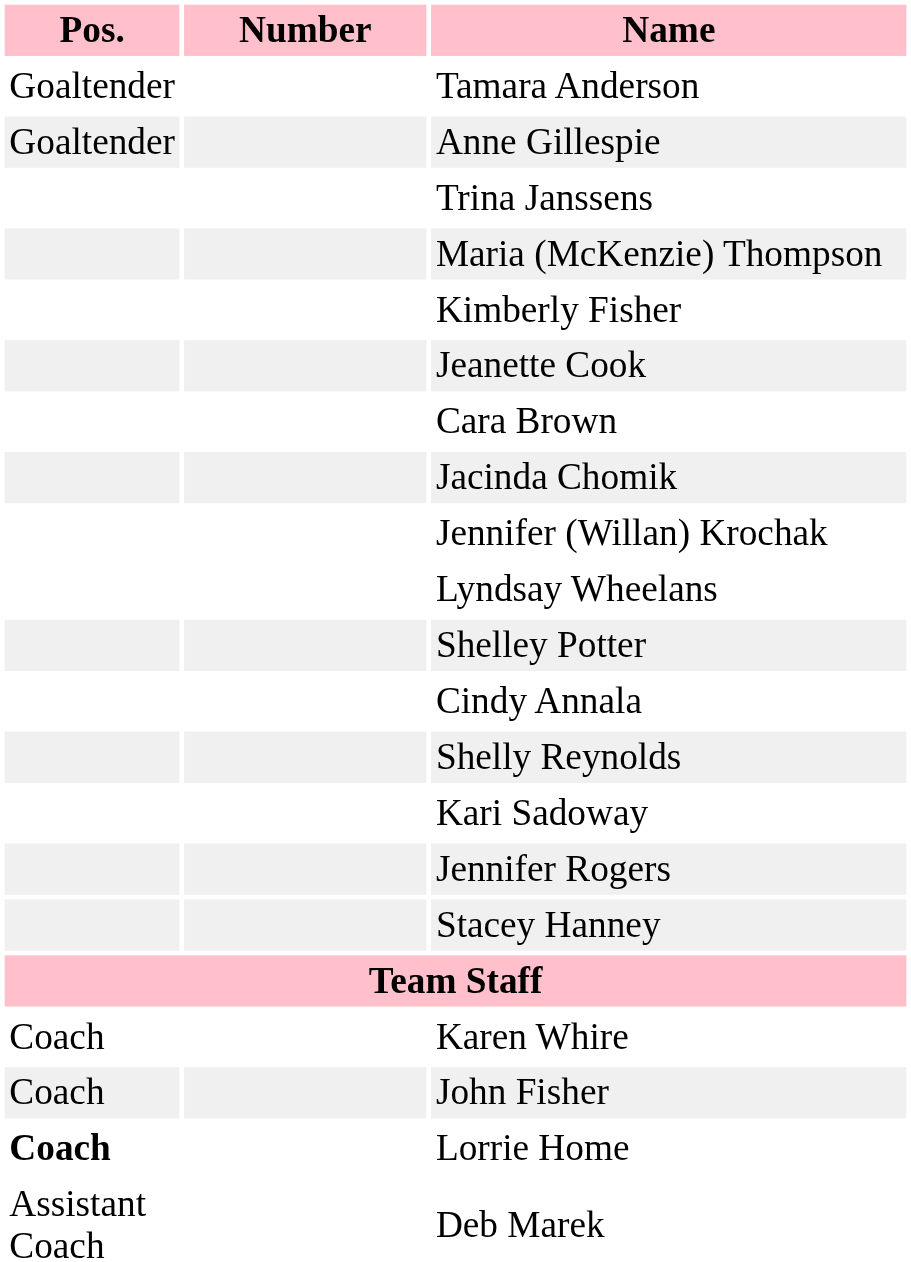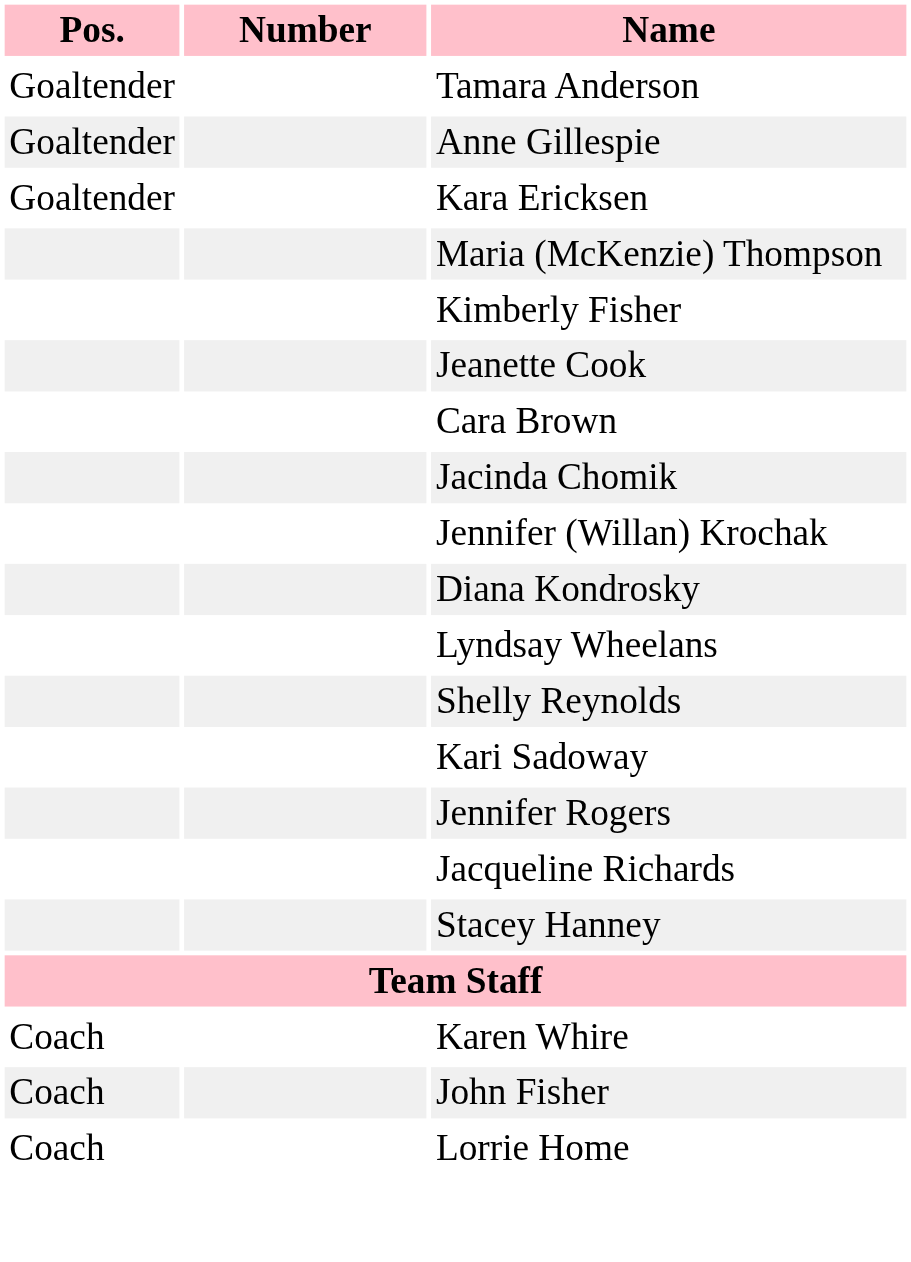+ row: (542, 197)
- row: (544, 197)
+ row: (568, 588)
- row: (541, 644)
- row: (539, 700)
+ row: (585, 868)
(60, 1148) bold -> (57, 1148) normal
- row: (520, 1224)
